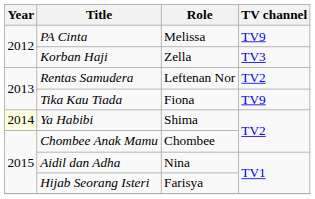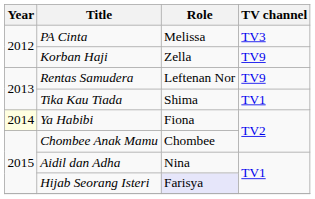(254, 36) TV9 -> (254, 36) TV3
(254, 57) TV3 -> (254, 57) TV9
(254, 78) TV2 -> (254, 78) TV9
(179, 99) Fiona -> (181, 99) Shima
(254, 99) TV9 -> (254, 99) TV1
(181, 120) Shima -> (179, 120) Fiona
(184, 183) no background -> (184, 183) lavender background
